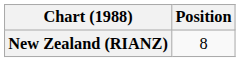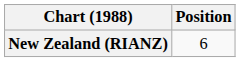(203, 43) 8 -> (203, 43) 6
